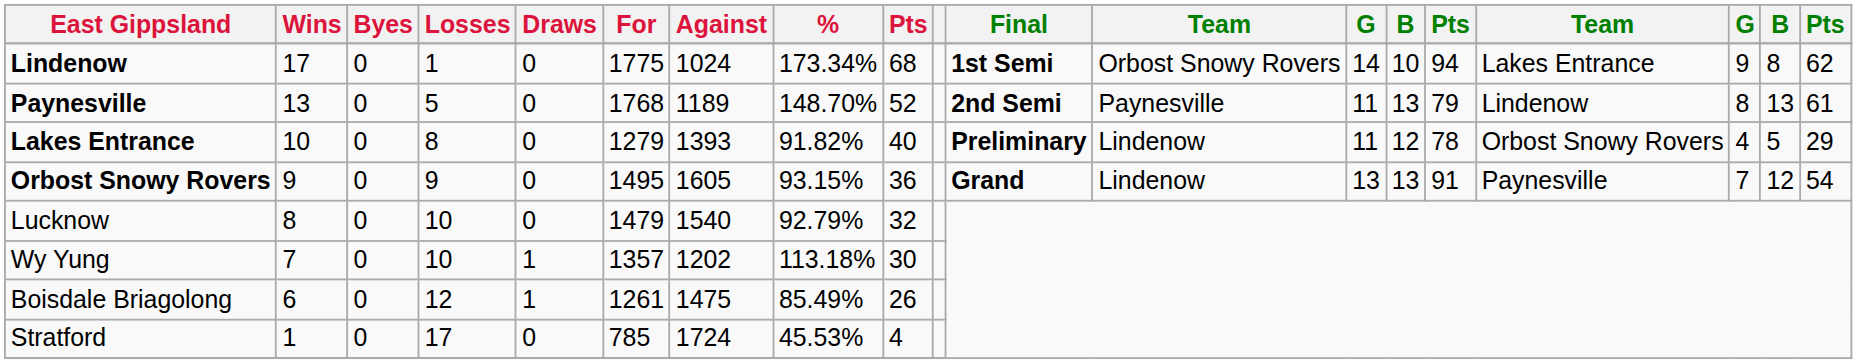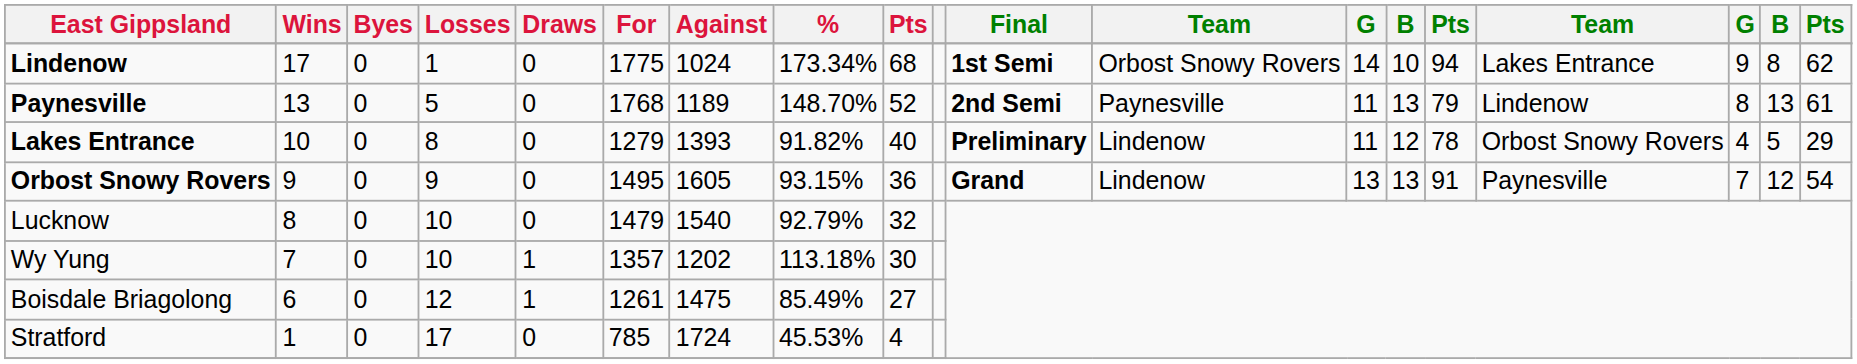(903, 299) 26 -> (903, 299) 27
